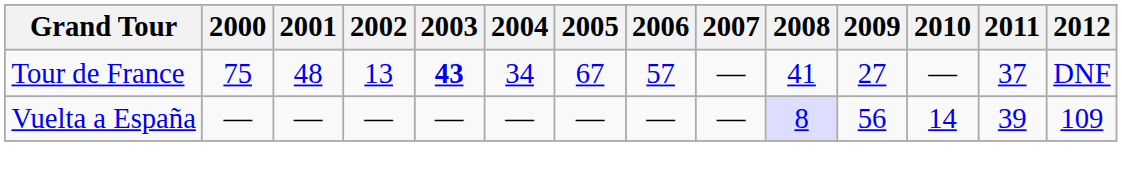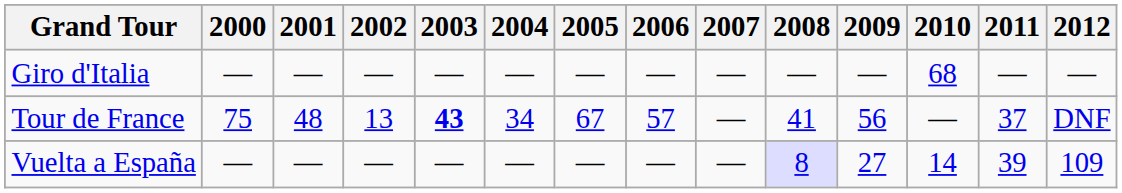+ row: (80, 72)
(872, 72) 27 -> (872, 118) 56
(872, 118) 56 -> (872, 163) 27
